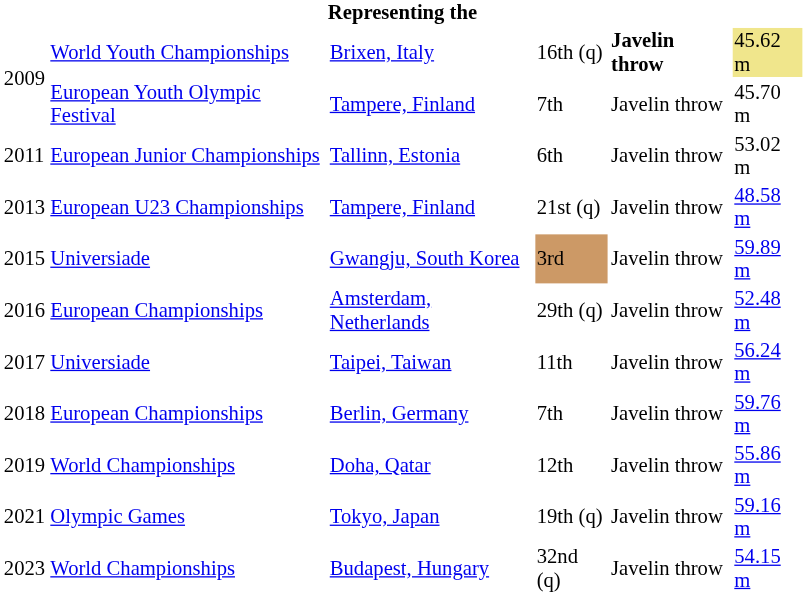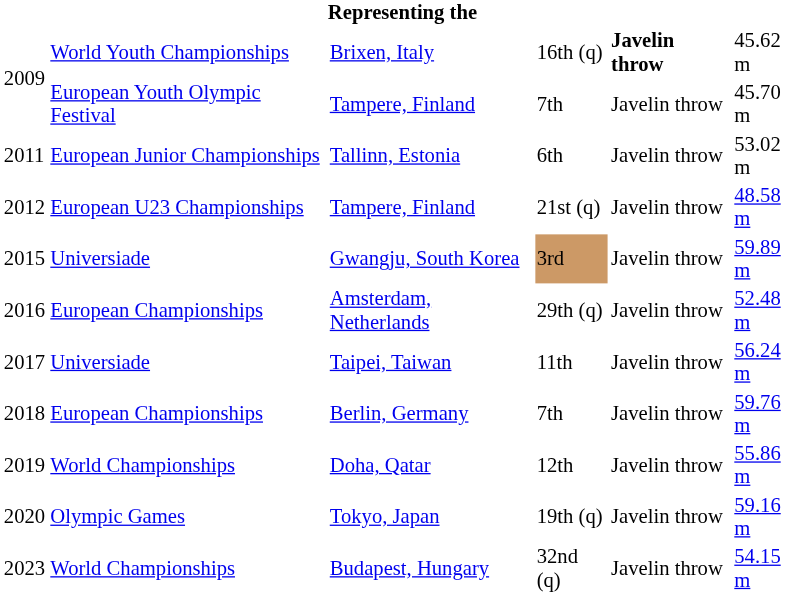(758, 52) khaki background -> (758, 52) no background
(25, 207) 2013 -> (25, 207) 2012
(25, 516) 2021 -> (25, 516) 2020
